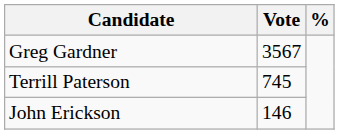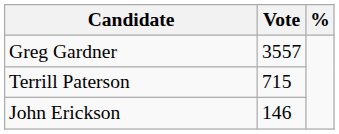(282, 50) 3567 -> (282, 50) 3557
(277, 81) 745 -> (277, 81) 715
